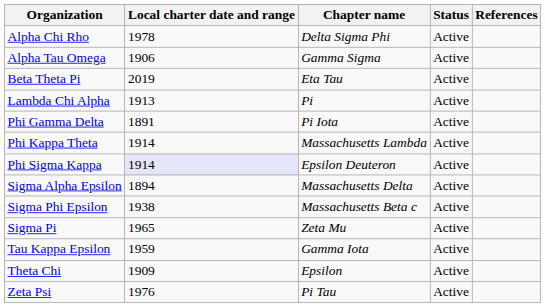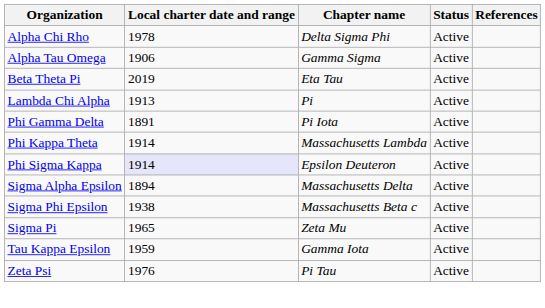- row: (34, 270)
